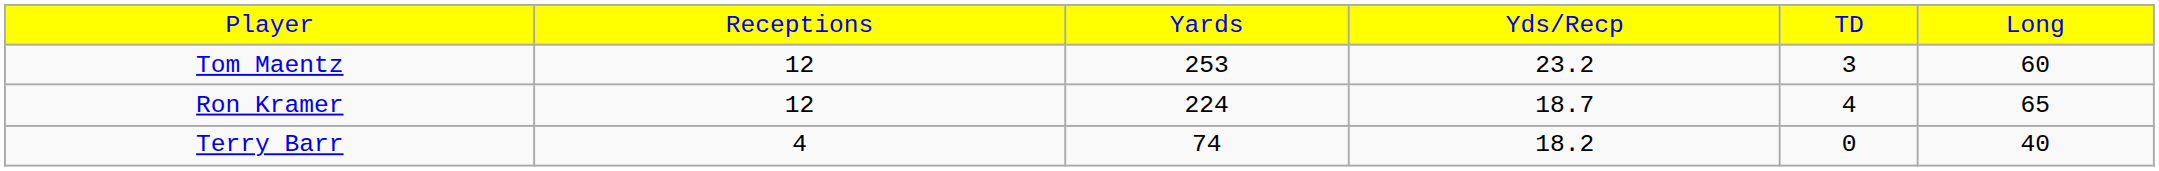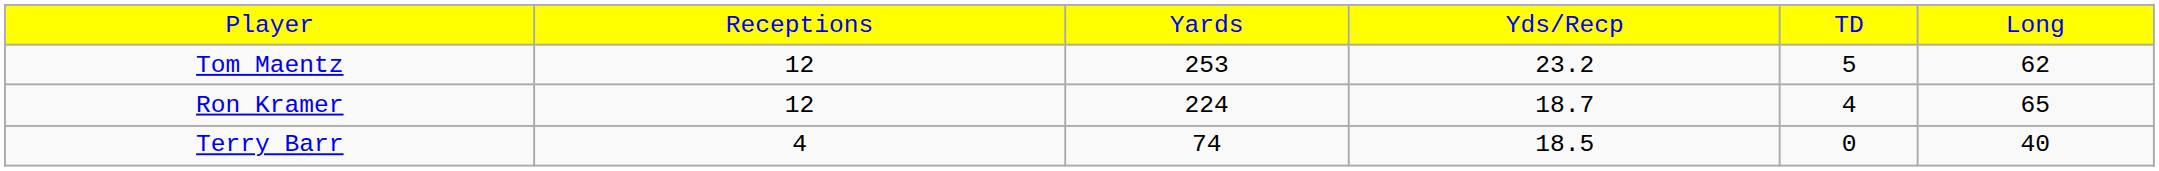(1849, 65) 3 -> (1849, 65) 5
(2035, 65) 60 -> (2035, 65) 62
(1565, 145) 18.2 -> (1565, 145) 18.5
